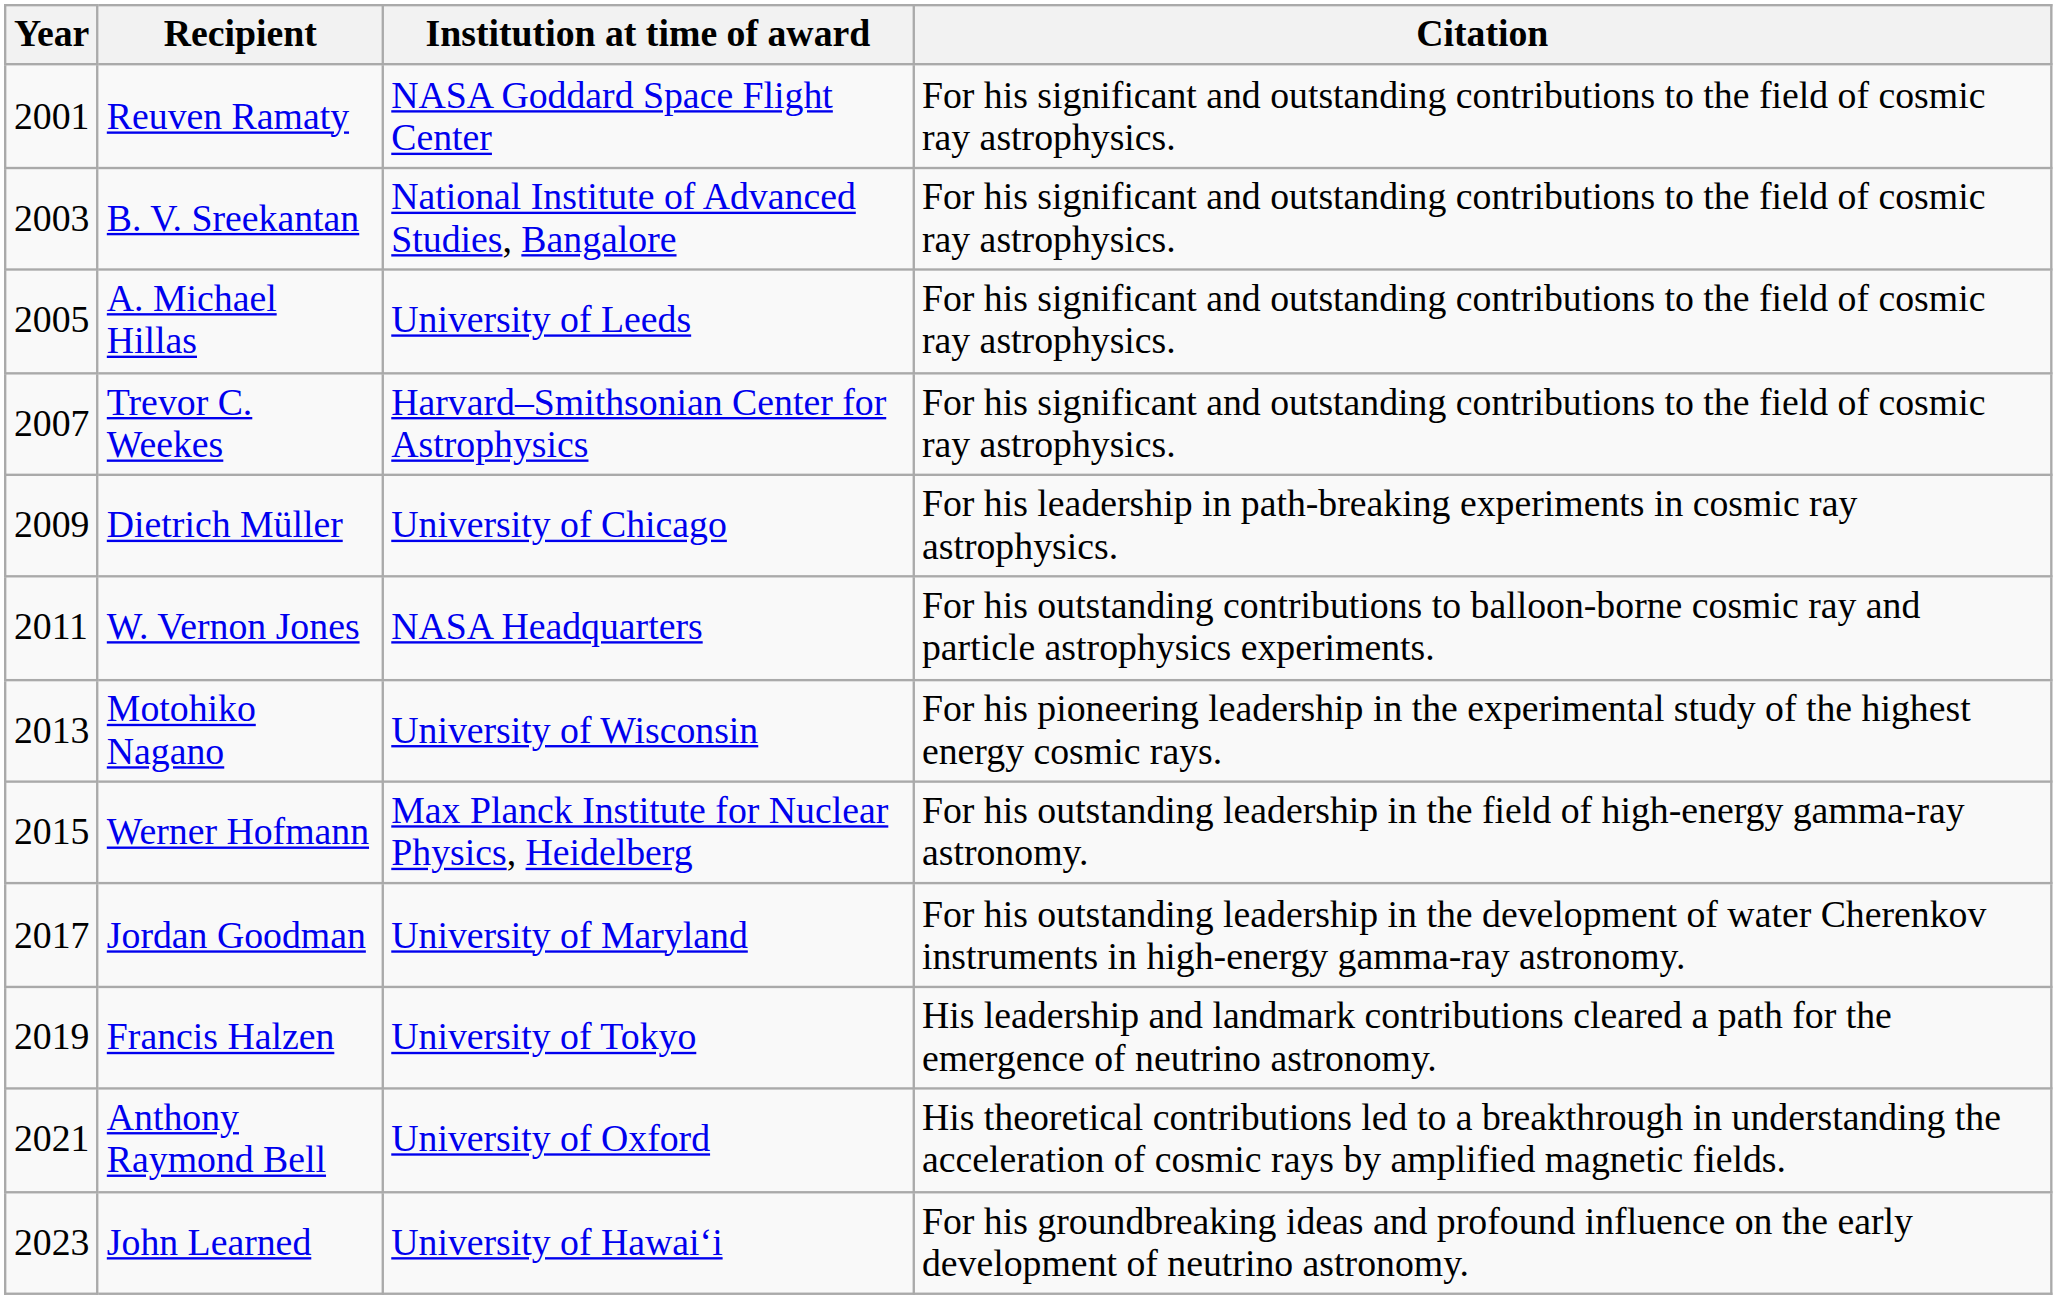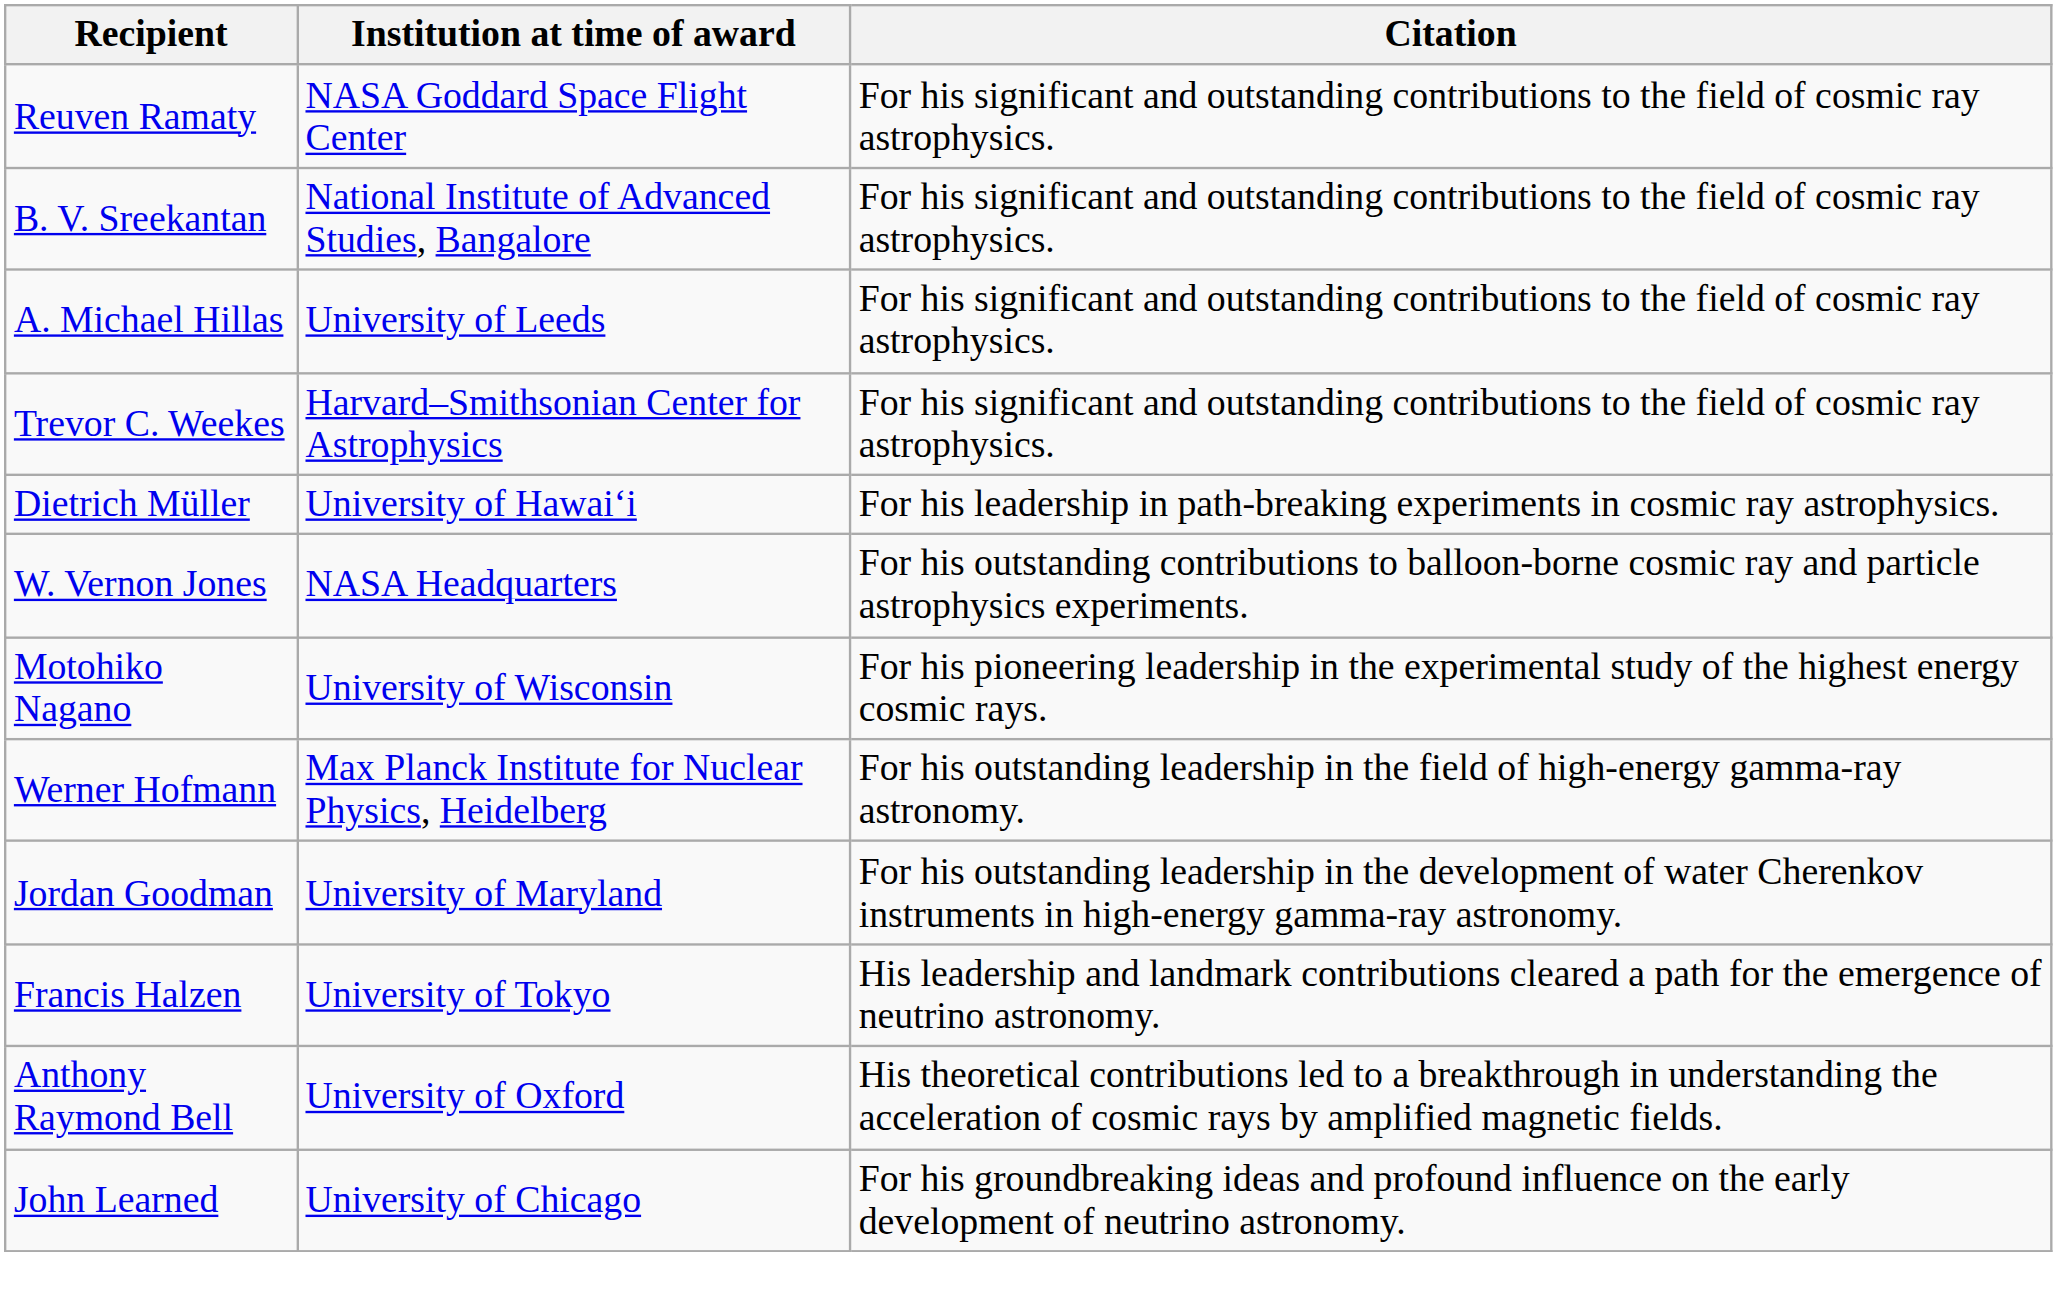- column: (52, 34)
(559, 525) University of Chicago -> (471, 503) University of Hawaiʻi
(557, 1241) University of Hawaiʻi -> (473, 1199) University of Chicago
